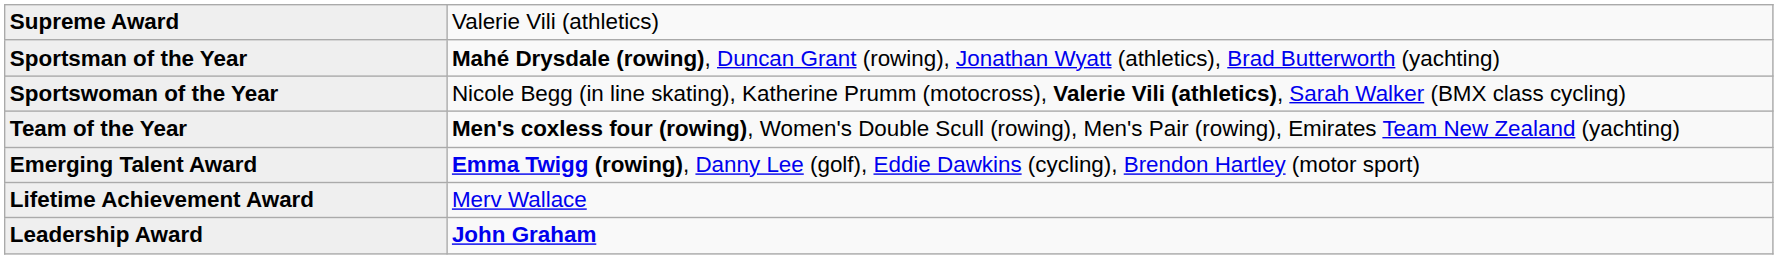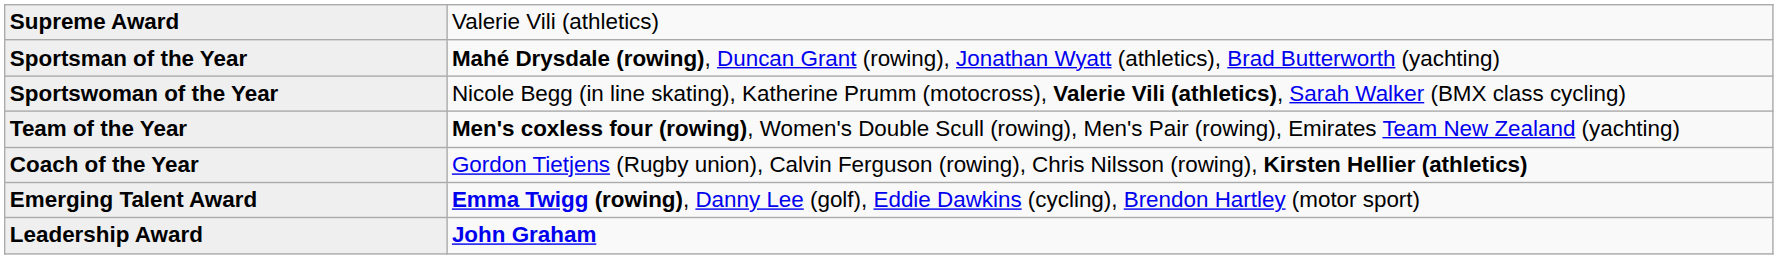+ row: (104, 164)
- row: (162, 199)
